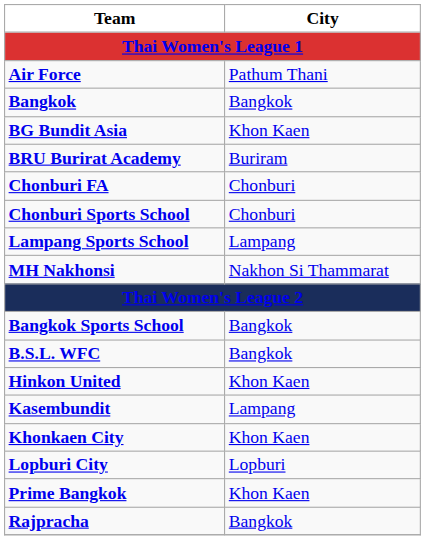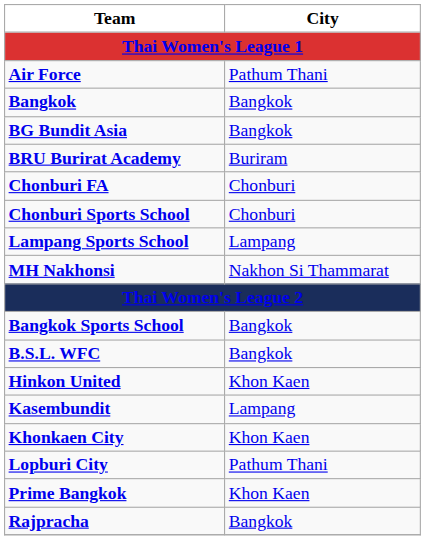(269, 130) Khon Kaen -> (261, 130) Bangkok
(257, 465) Lopburi -> (278, 465) Pathum Thani
